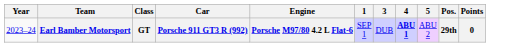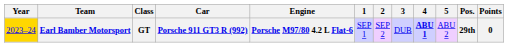+ column: (383, 11)
(21, 29) no background -> (21, 29) gold background
